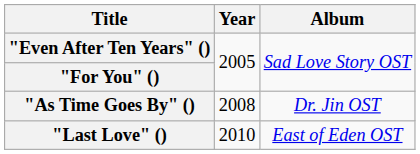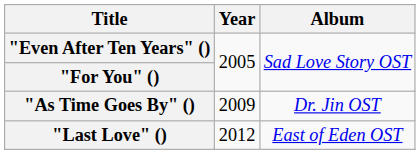(237, 105) 2008 -> (237, 105) 2009
(237, 134) 2010 -> (237, 134) 2012
